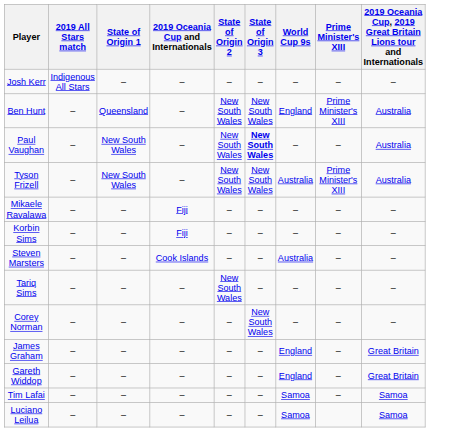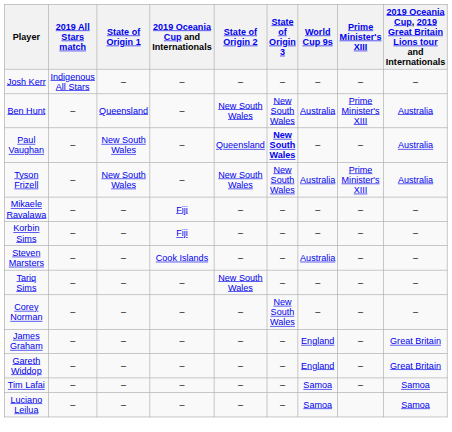(295, 111) England -> (318, 111) Australia
(229, 146) New South Wales -> (240, 146) Queensland
